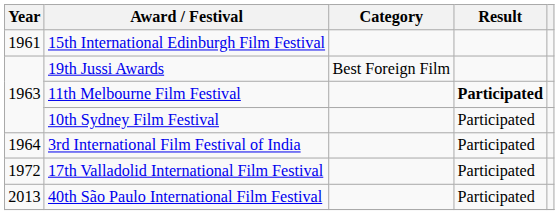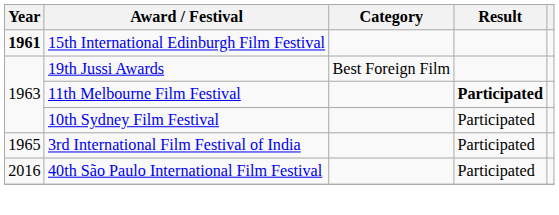(24, 42) normal -> (24, 42) bold
(24, 145) 1964 -> (24, 145) 1965
- row: (186, 171)
(24, 196) 2013 -> (24, 171) 2016
